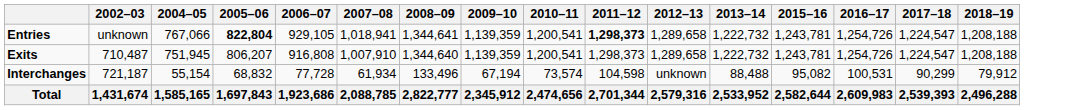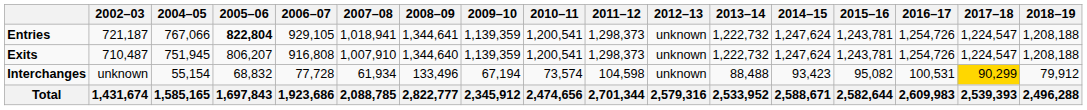+ column: (803, 14)
(123, 34) unknown -> (125, 34) 721,187
(616, 34) bold -> (616, 34) normal
(679, 34) 1,289,658 -> (681, 34) unknown
(679, 54) 1,289,658 -> (681, 54) unknown
(125, 74) 721,187 -> (123, 74) unknown
(936, 74) no background -> (998, 74) gold background
